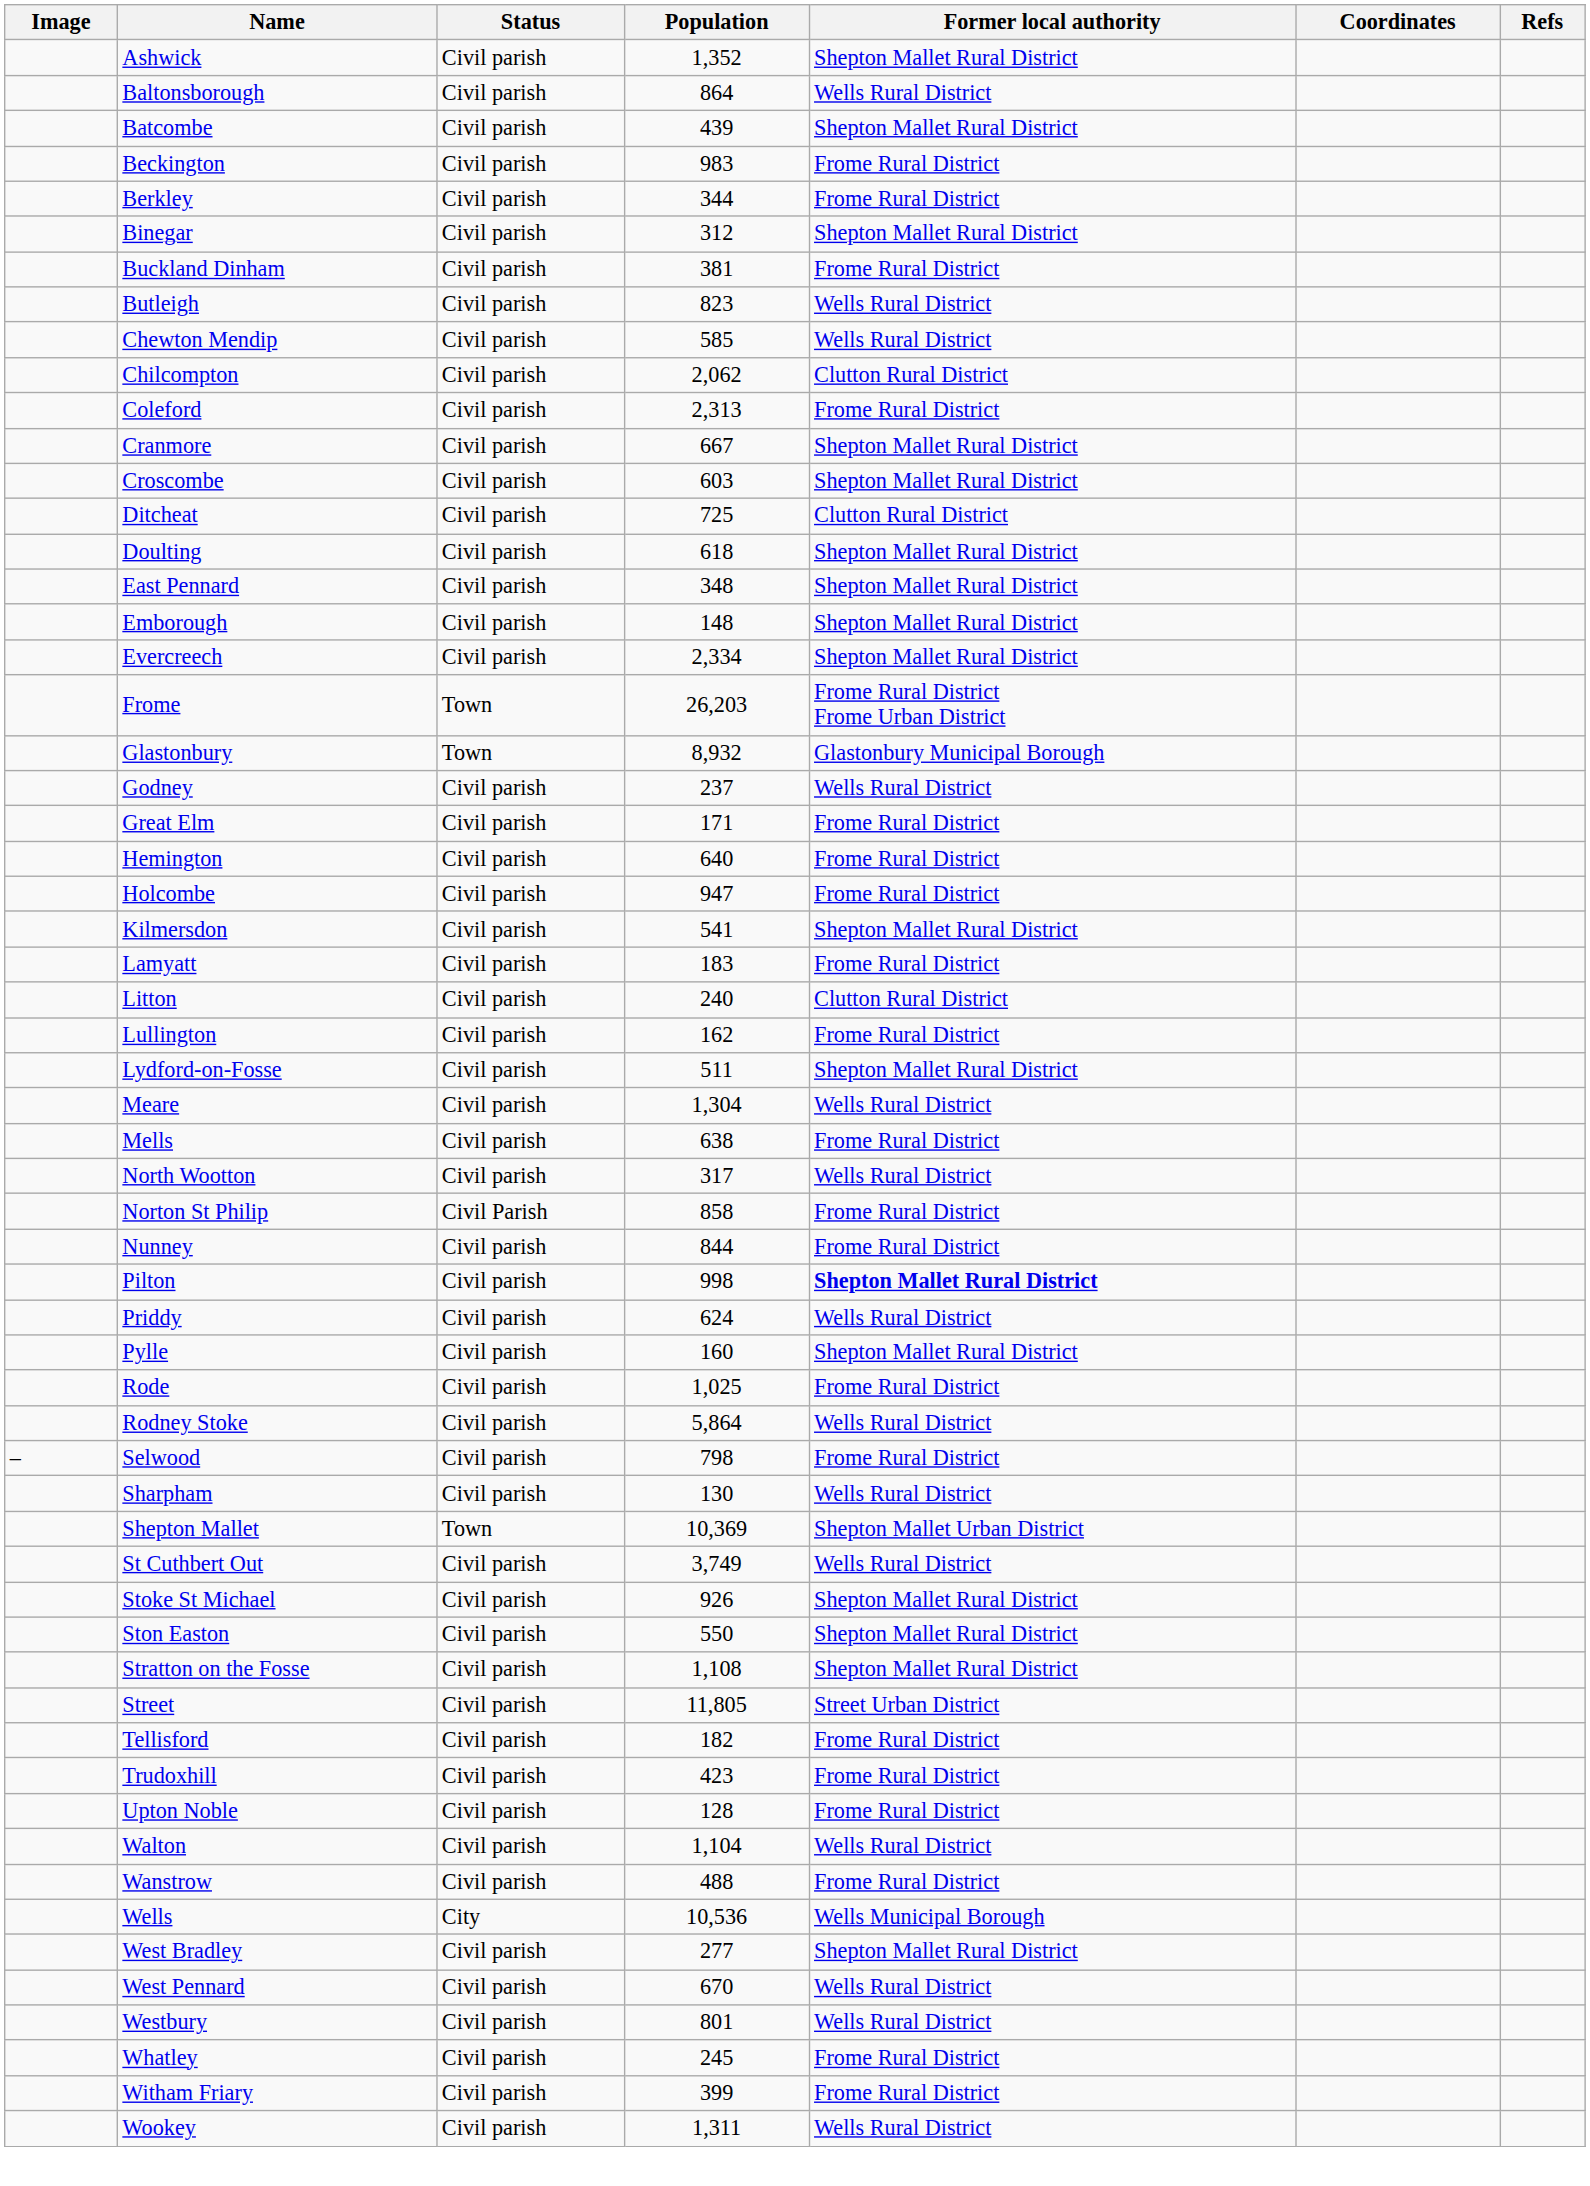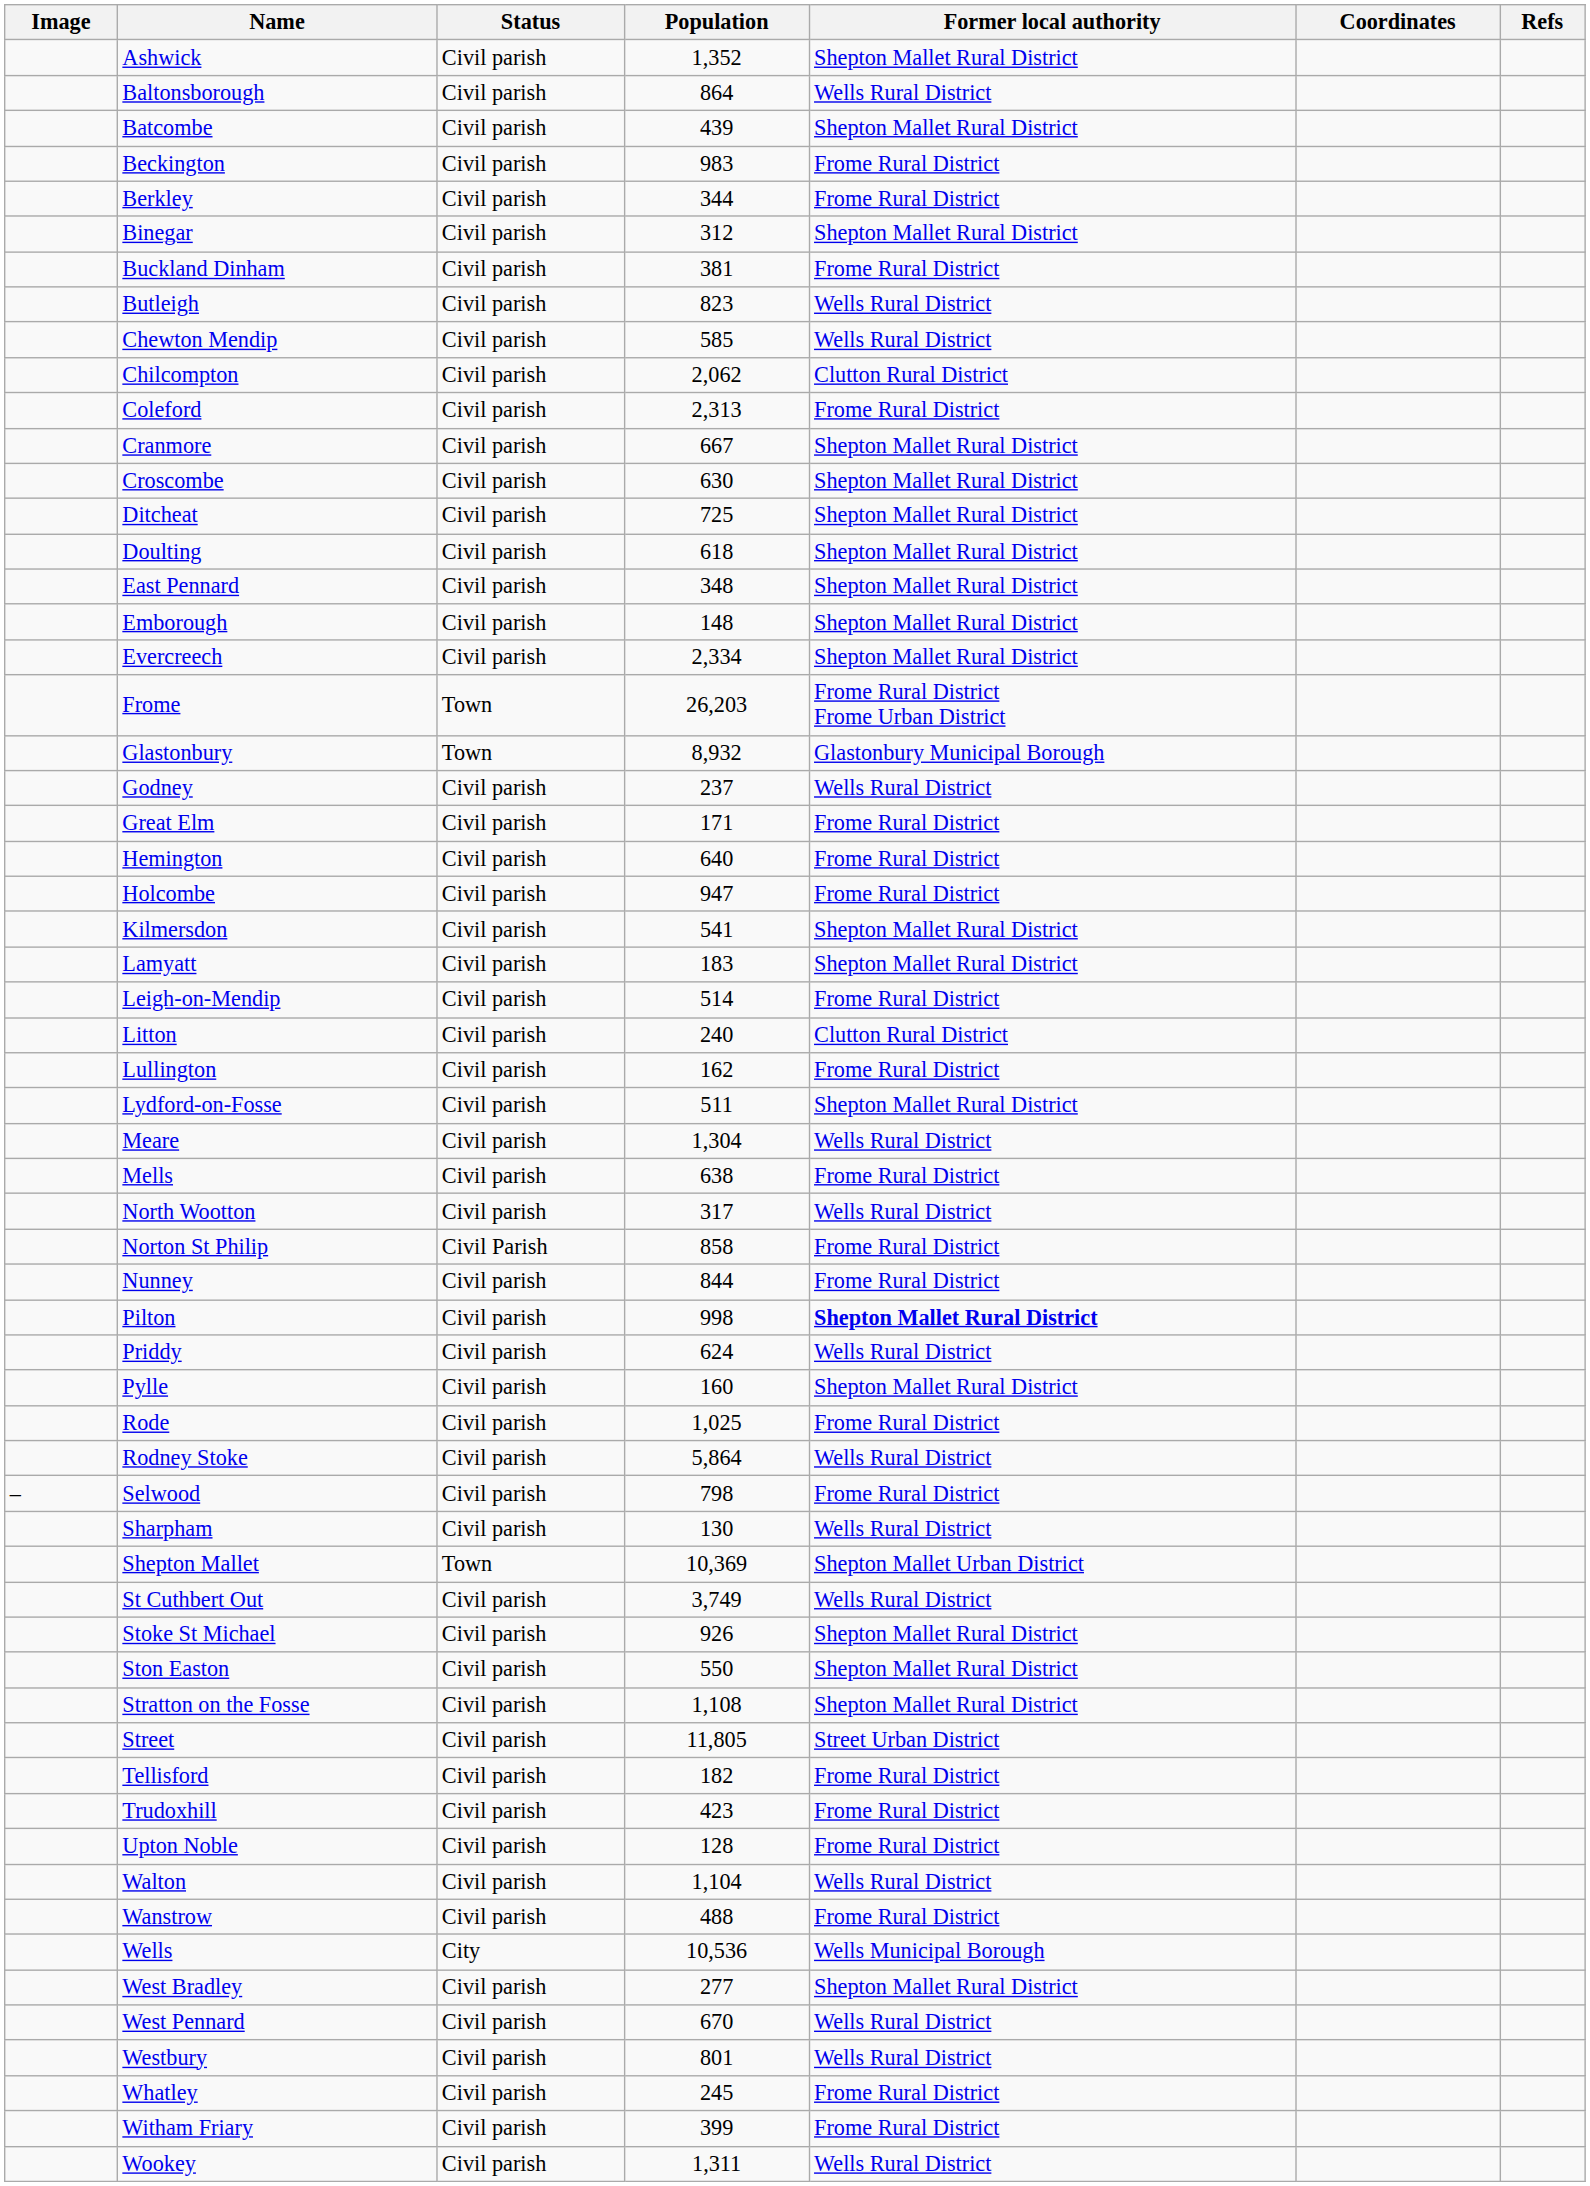(717, 480) 603 -> (717, 480) 630
(911, 515) Clutton Rural District -> (946, 515) Shepton Mallet Rural District
(907, 964) Frome Rural District -> (946, 964) Shepton Mallet Rural District
+ row: (201, 999)
